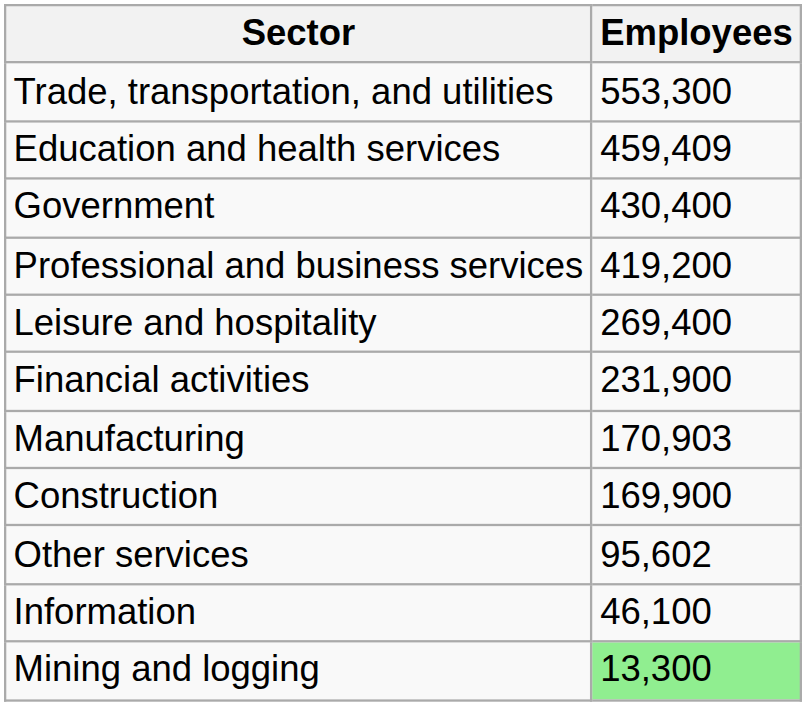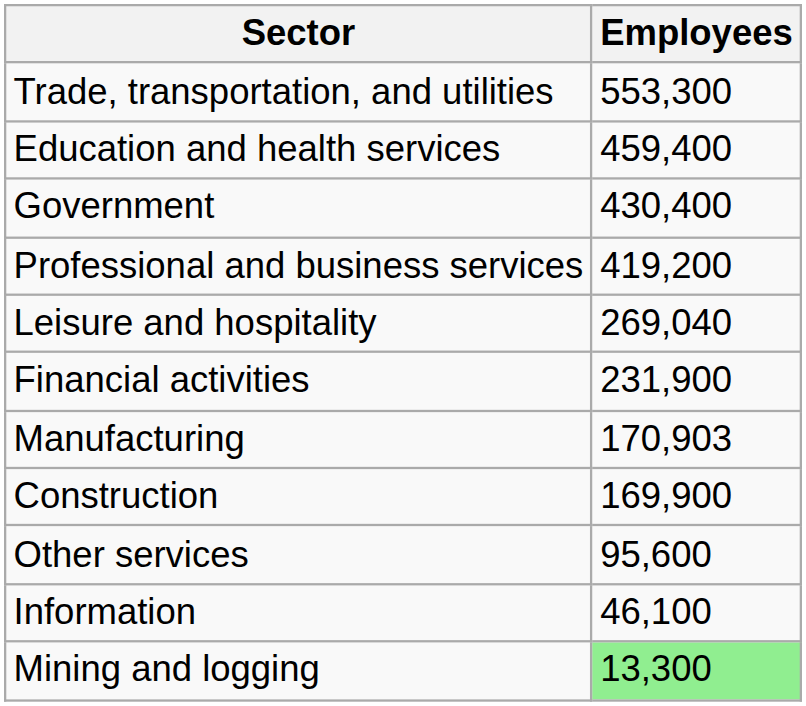(666, 149) 459,409 -> (666, 149) 459,400
(666, 322) 269,400 -> (666, 322) 269,040
(656, 554) 95,602 -> (656, 554) 95,600
